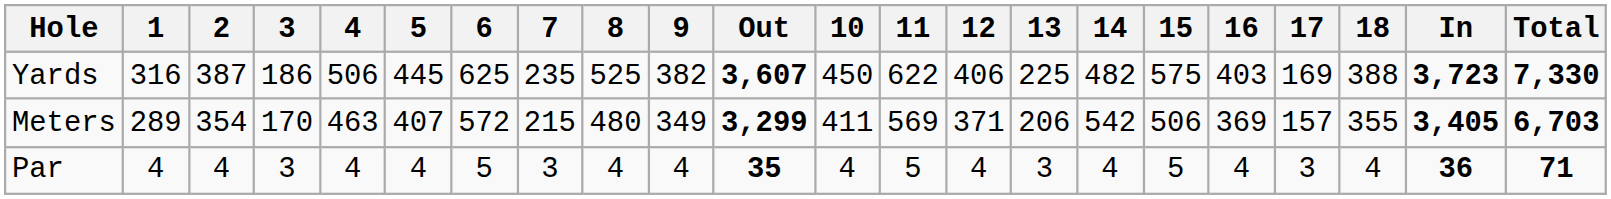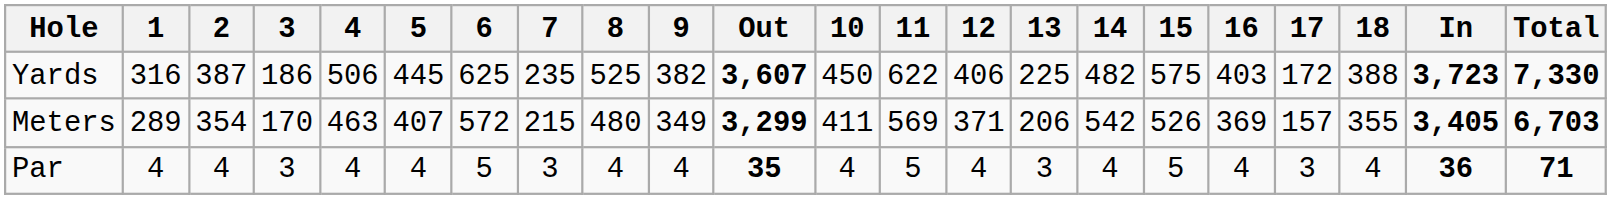(1307, 76) 169 -> (1307, 76) 172
(1176, 123) 506 -> (1176, 123) 526
